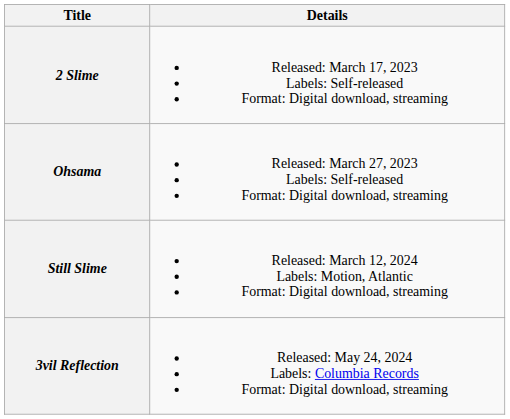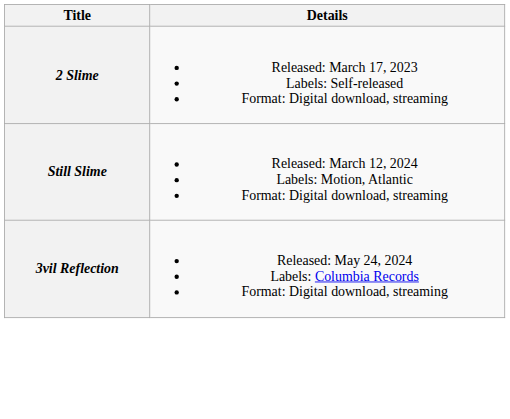- row: (77, 171)
